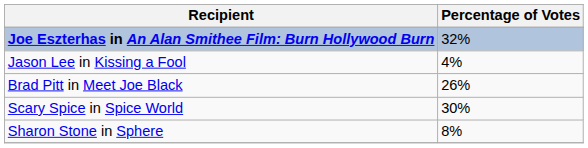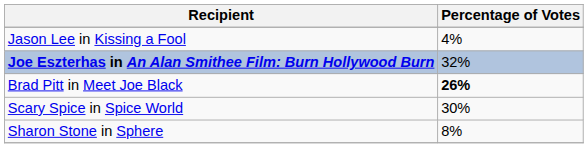rows swapped: (221, 39) <-> (97, 62)
(456, 85) normal -> (456, 85) bold
